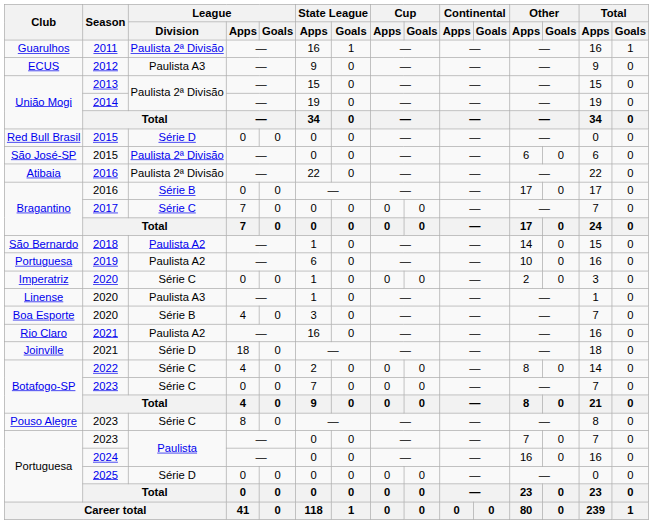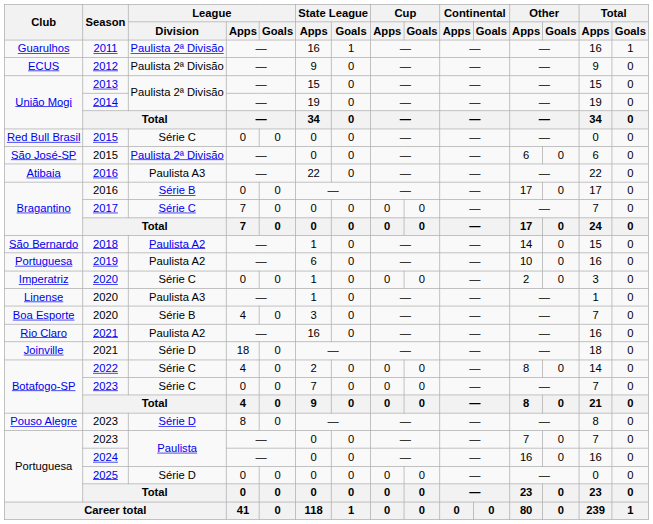(177, 66) Paulista A3 -> (177, 66) Paulista 2ª Divisão
(177, 137) Série D -> (177, 137) Série C
(177, 173) Paulista 2ª Divisão -> (177, 173) Paulista A3
(177, 421) Série C -> (177, 421) Série D
